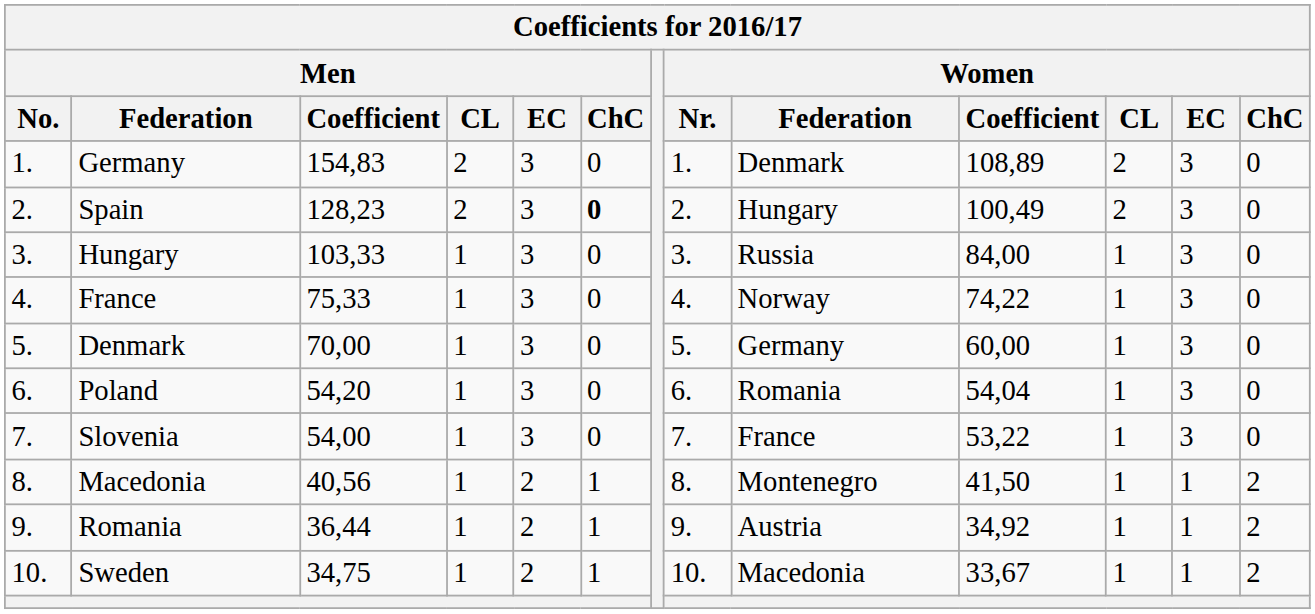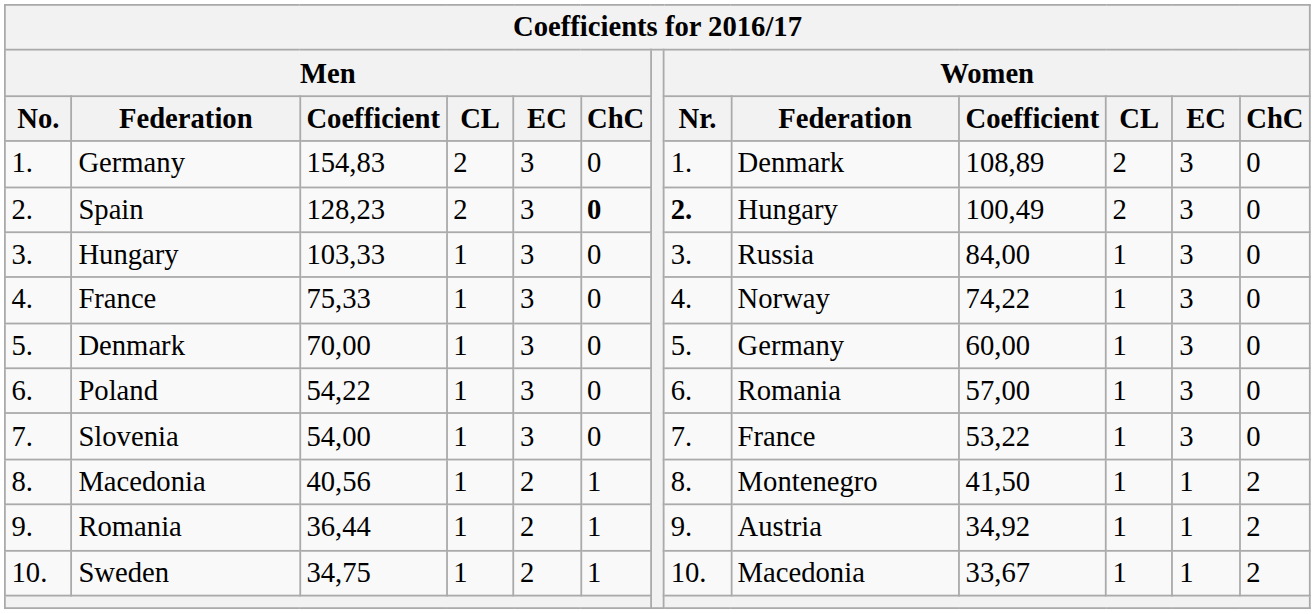(681, 208) normal -> (681, 208) bold
(339, 390) 54,20 -> (339, 390) 54,22
(998, 390) 54,04 -> (998, 390) 57,00
